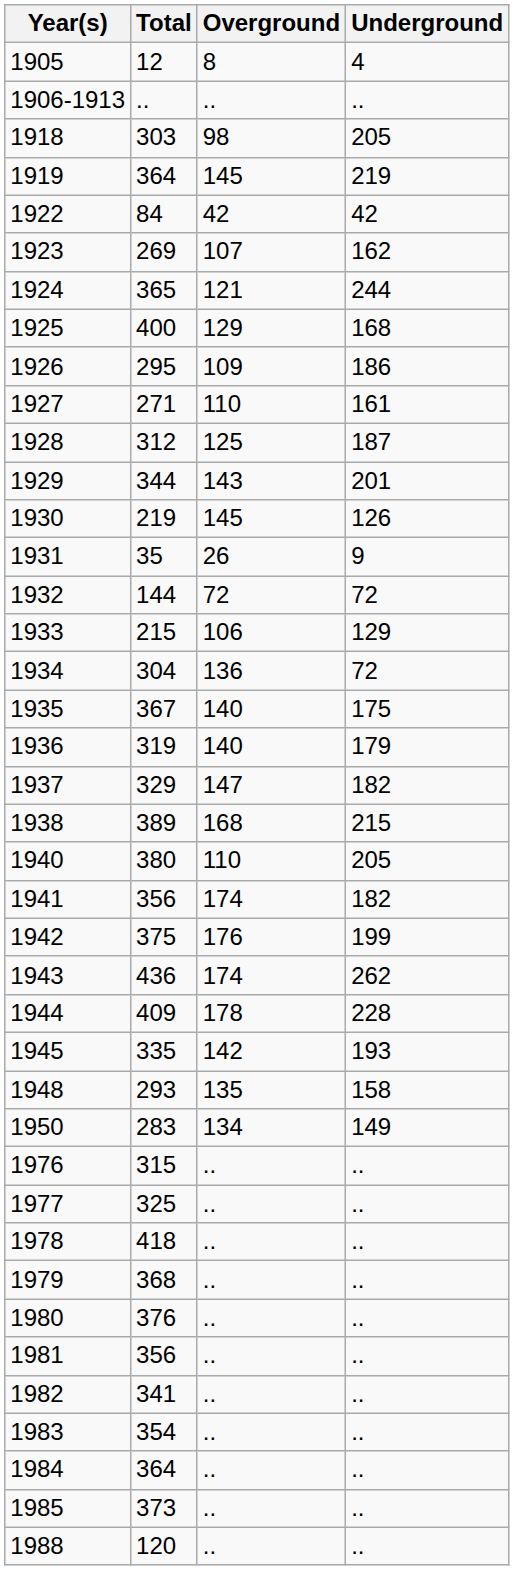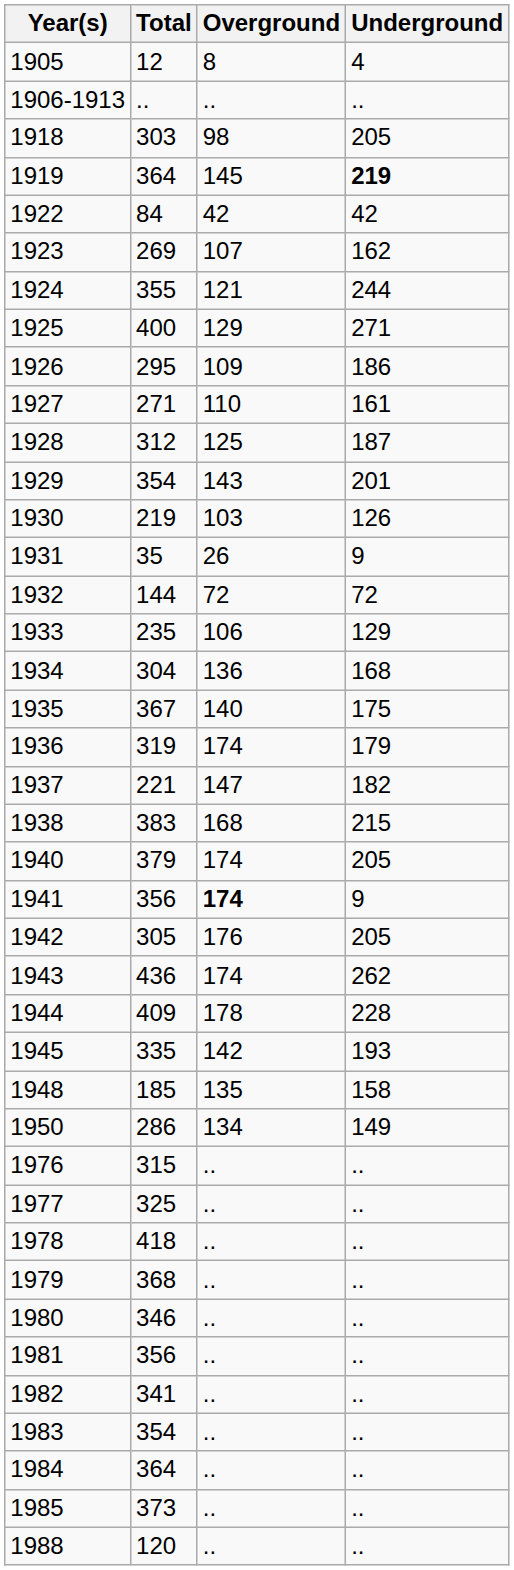(371, 175) normal -> (371, 175) bold
(156, 289) 365 -> (156, 289) 355
(371, 328) 168 -> (371, 328) 271
(156, 480) 344 -> (156, 480) 354
(223, 518) 145 -> (223, 518) 103
(156, 632) 215 -> (156, 632) 235
(364, 670) 72 -> (371, 670) 168
(223, 746) 140 -> (223, 746) 174
(156, 784) 329 -> (156, 784) 221
(156, 822) 389 -> (156, 822) 383
(156, 860) 380 -> (156, 860) 379
(222, 860) 110 -> (223, 860) 174
(223, 898) normal -> (223, 898) bold
(371, 898) 182 -> (358, 898) 9
(156, 937) 375 -> (156, 937) 305
(371, 937) 199 -> (371, 937) 205
(156, 1089) 293 -> (156, 1089) 185
(156, 1127) 283 -> (156, 1127) 286
(156, 1317) 376 -> (156, 1317) 346
